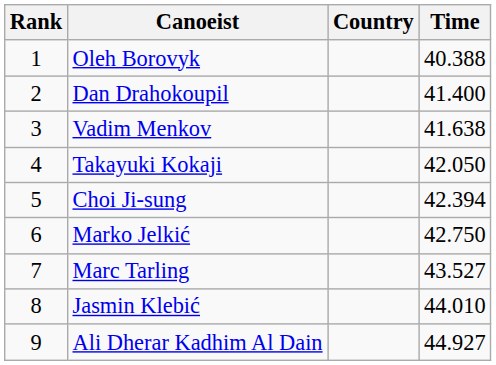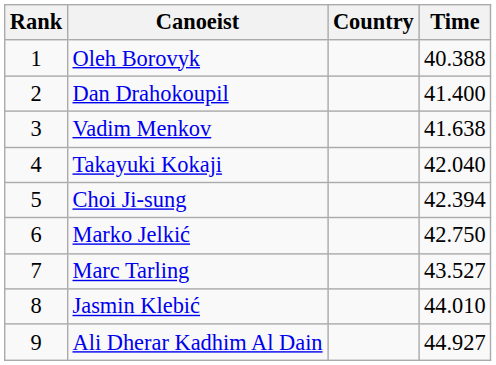(455, 164) 42.050 -> (455, 164) 42.040
